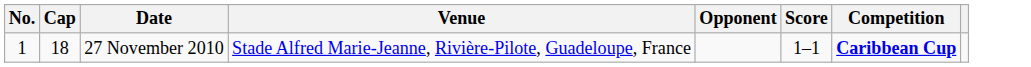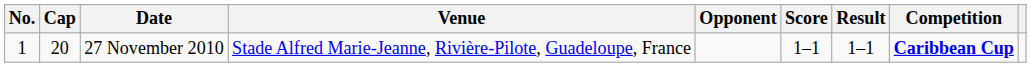+ column: (861, 18)
(60, 47) 18 -> (60, 47) 20
